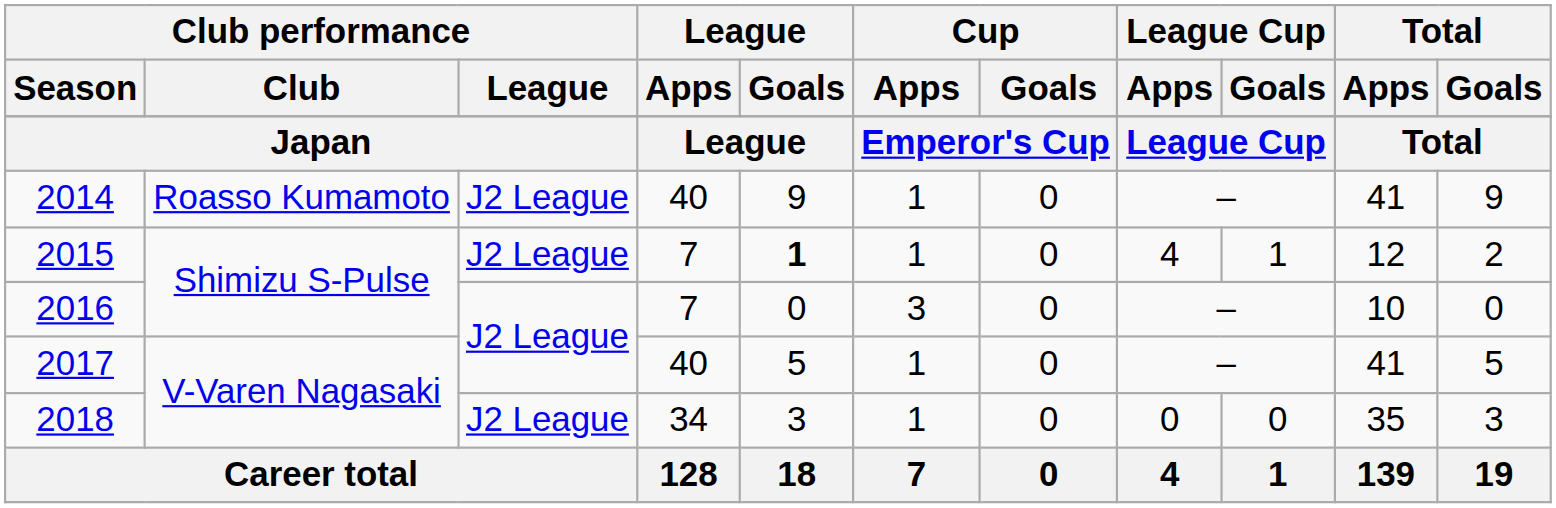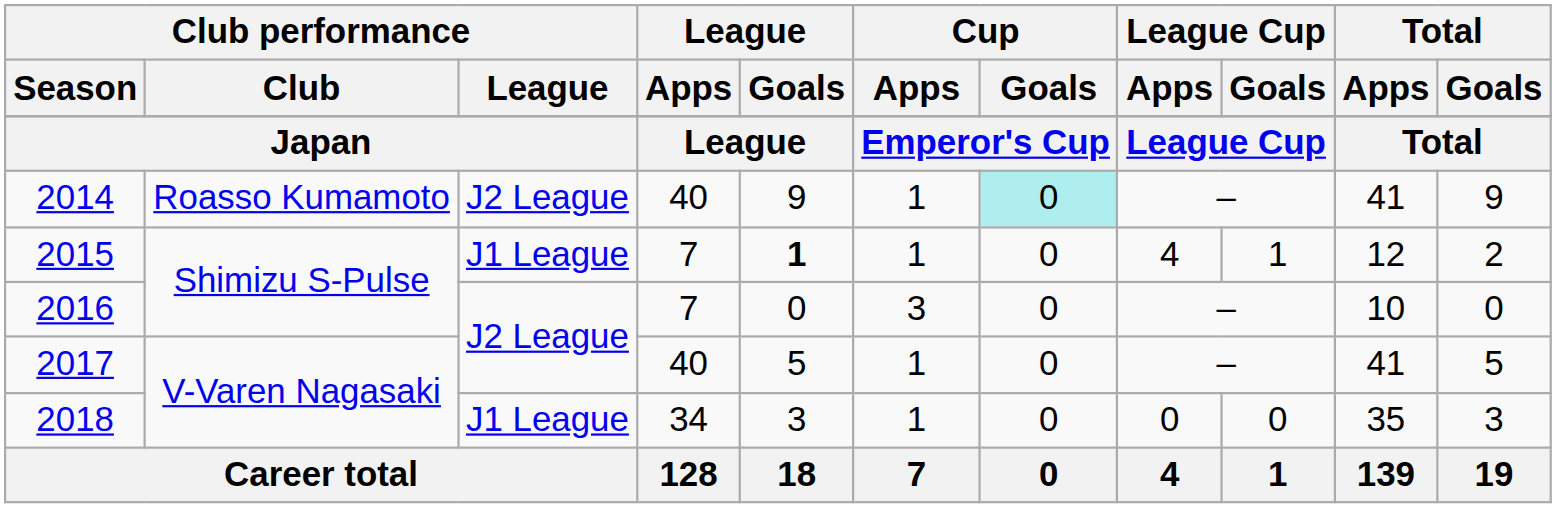(1049, 198) no background -> (1049, 198) paleturquoise background
(547, 253) J2 League -> (547, 253) J1 League
(547, 419) J2 League -> (547, 419) J1 League
